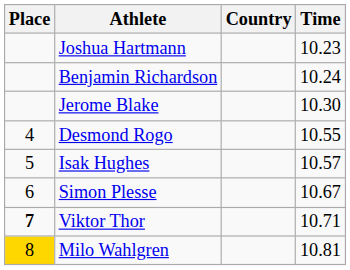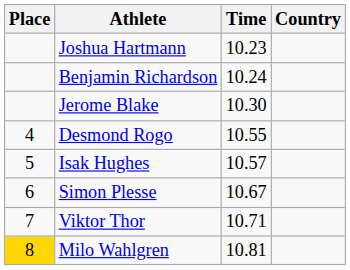columns swapped: (259, 18) <-> (320, 18)
(30, 221) bold -> (30, 221) normal
